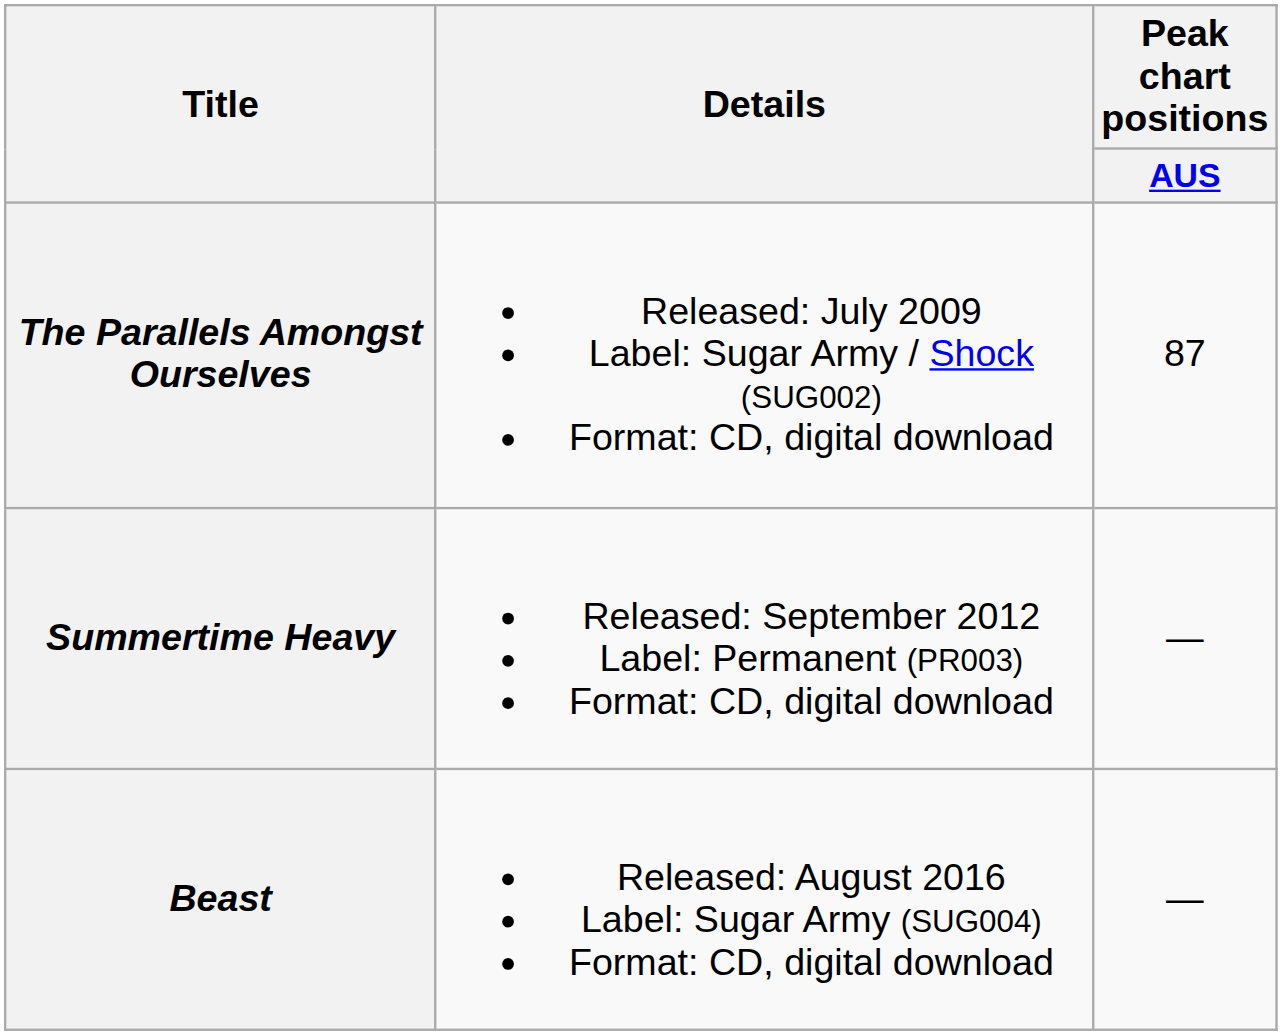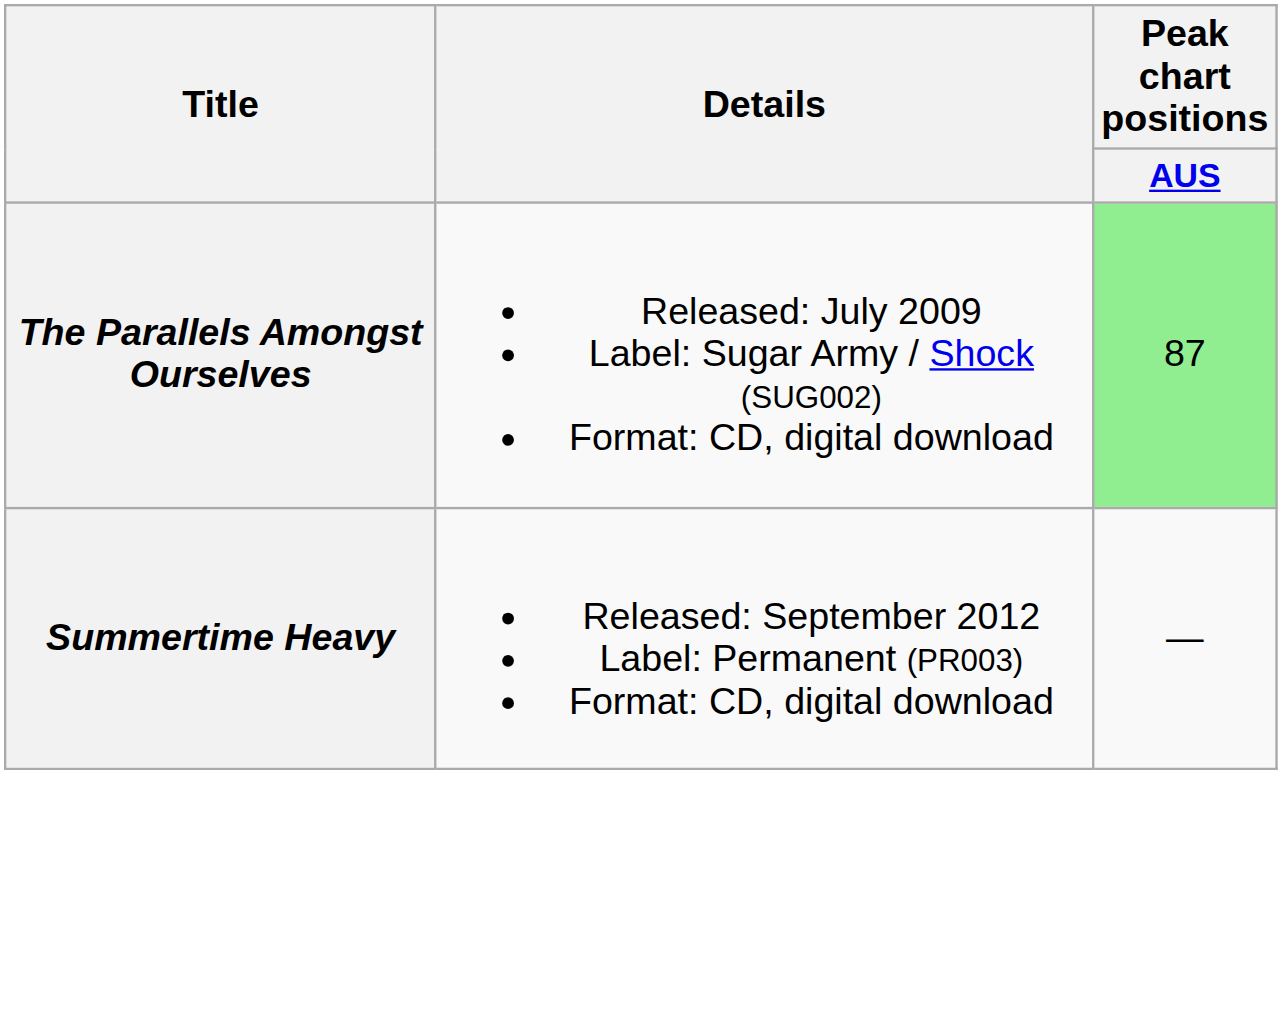(1185, 354) no background -> (1185, 354) lightgreen background
- row: (221, 898)
